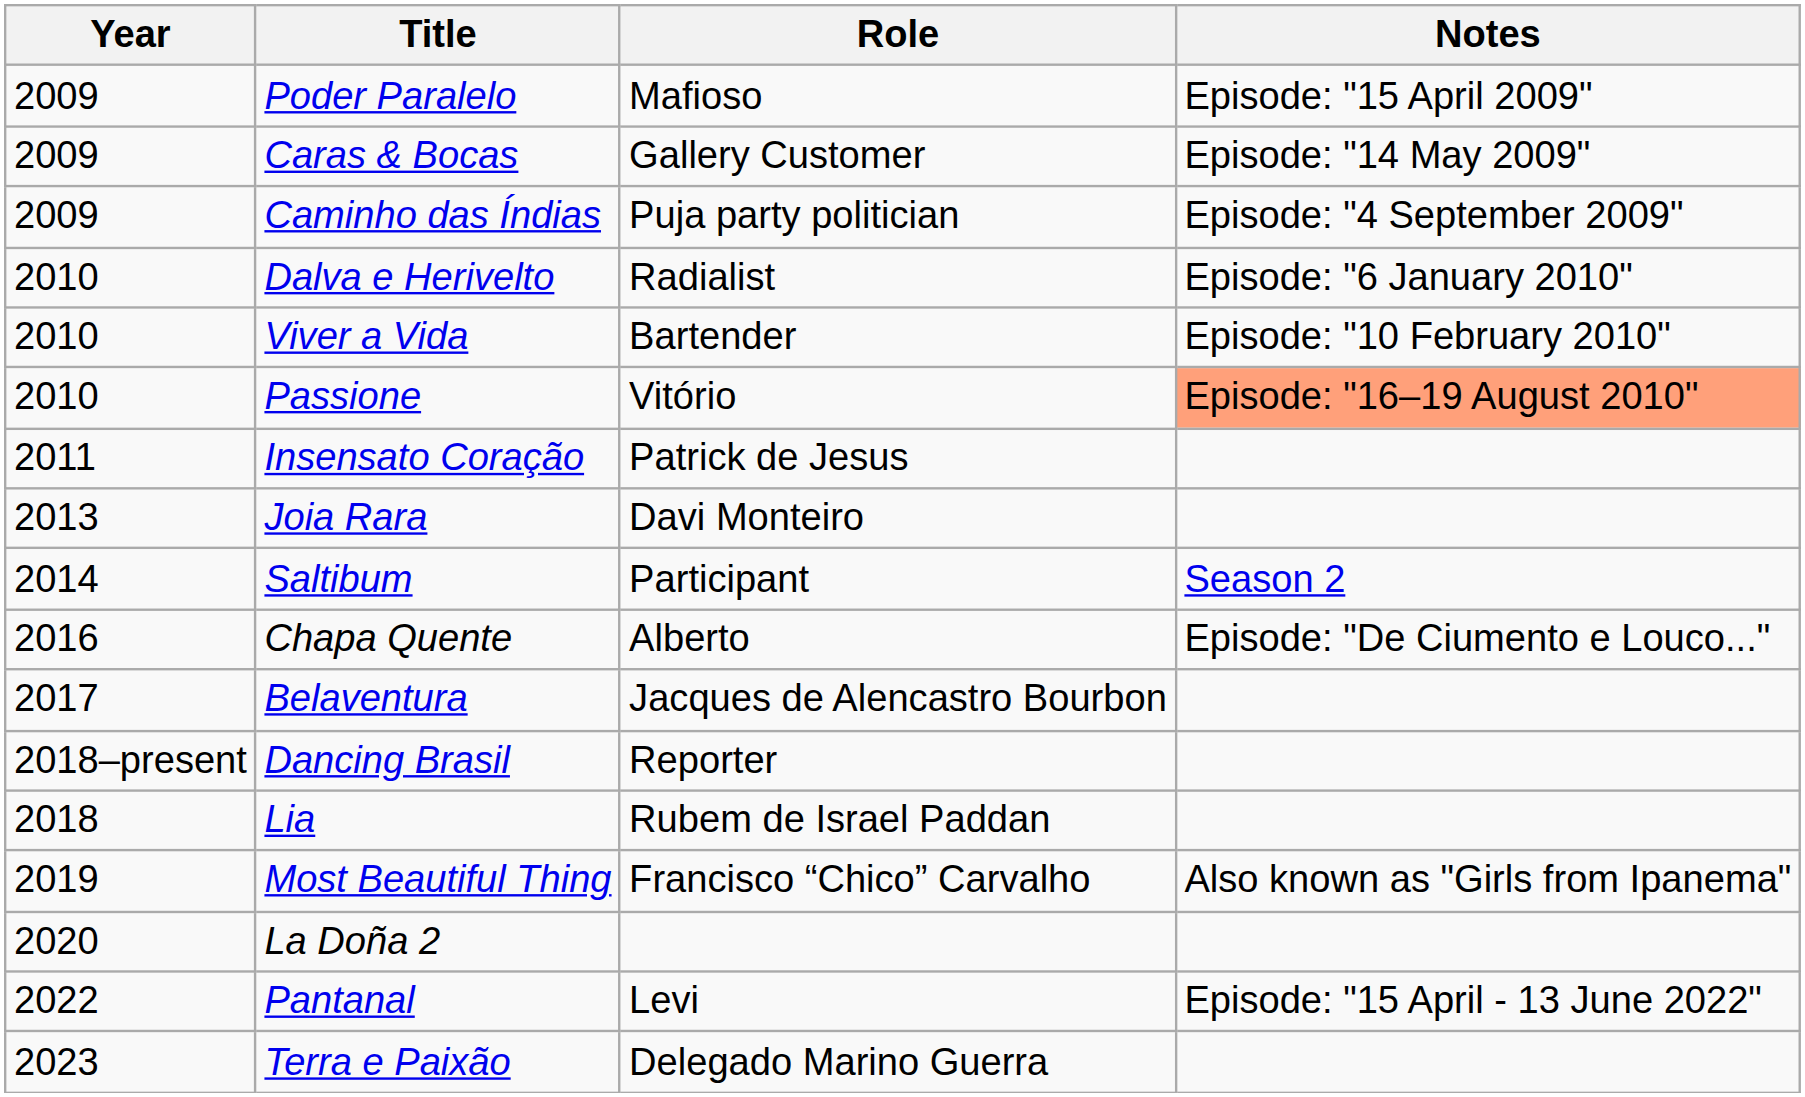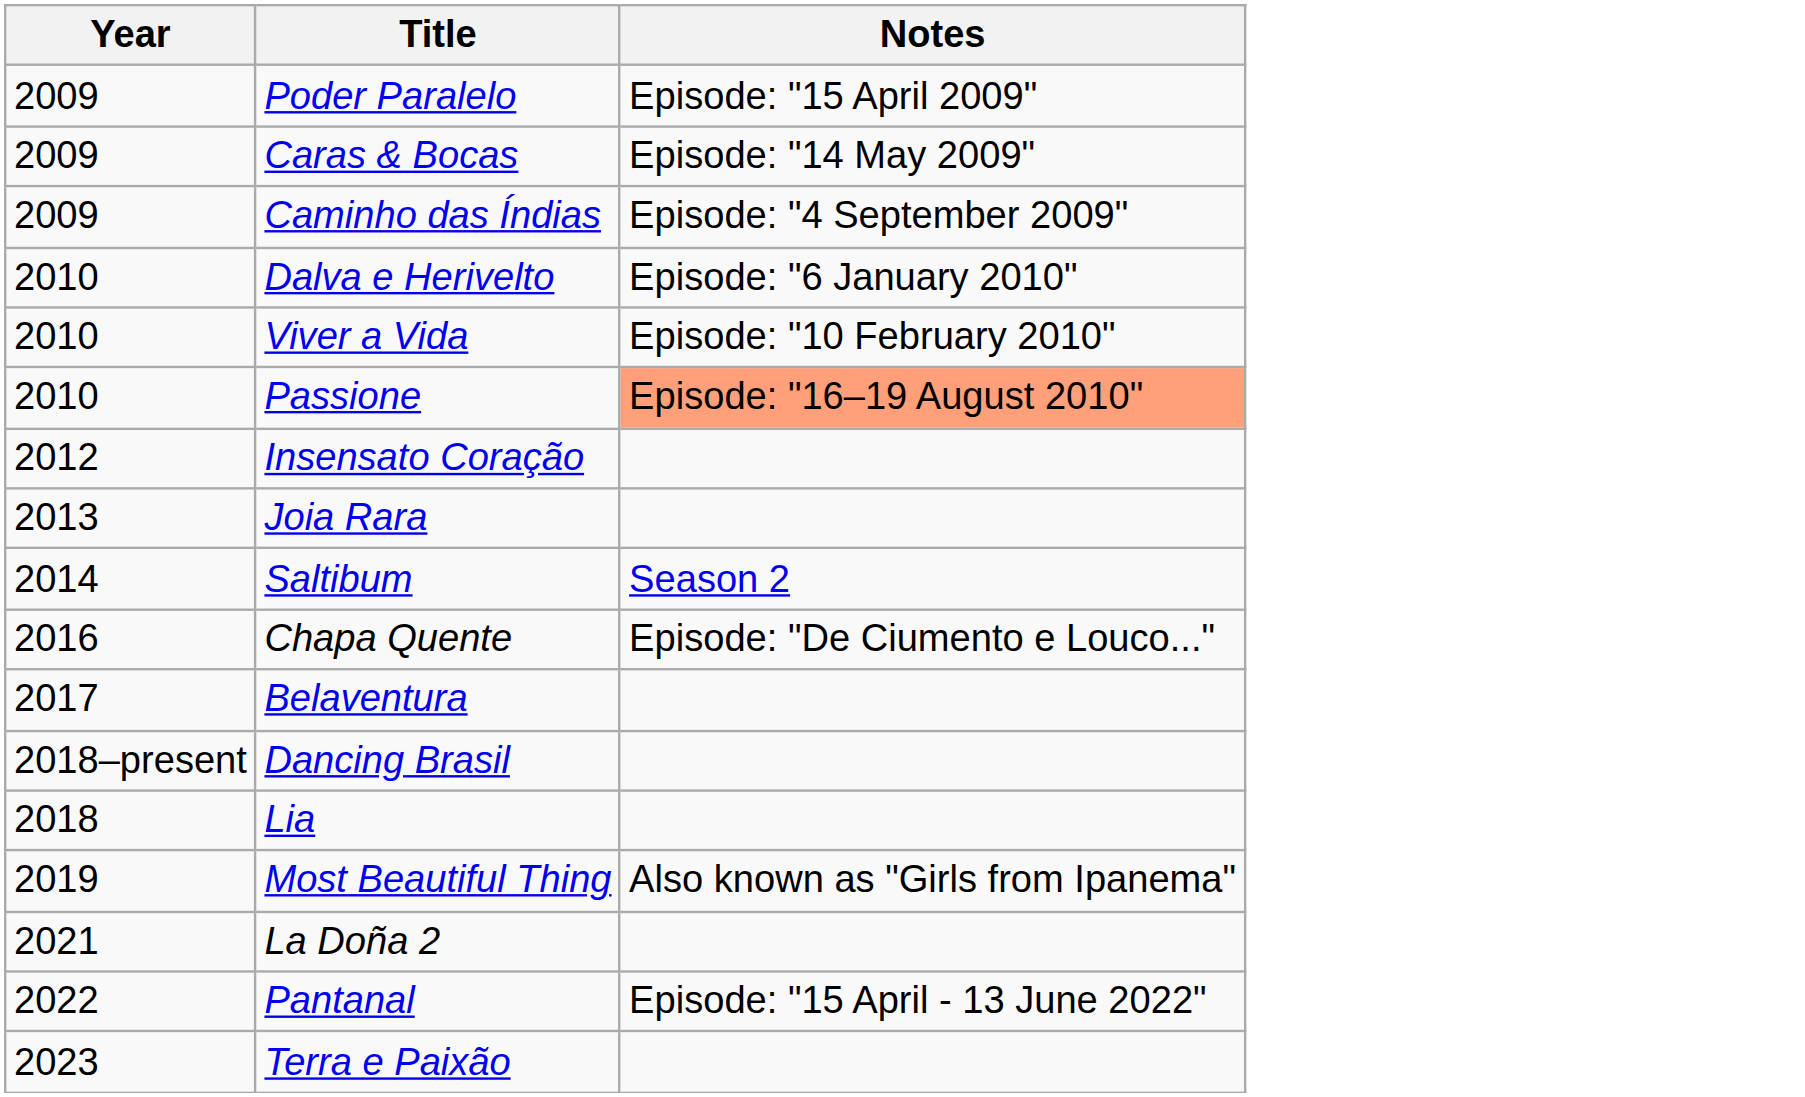- column: (898, 34)
(55, 457) 2011 -> (56, 457) 2012
(56, 940) 2020 -> (56, 940) 2021
